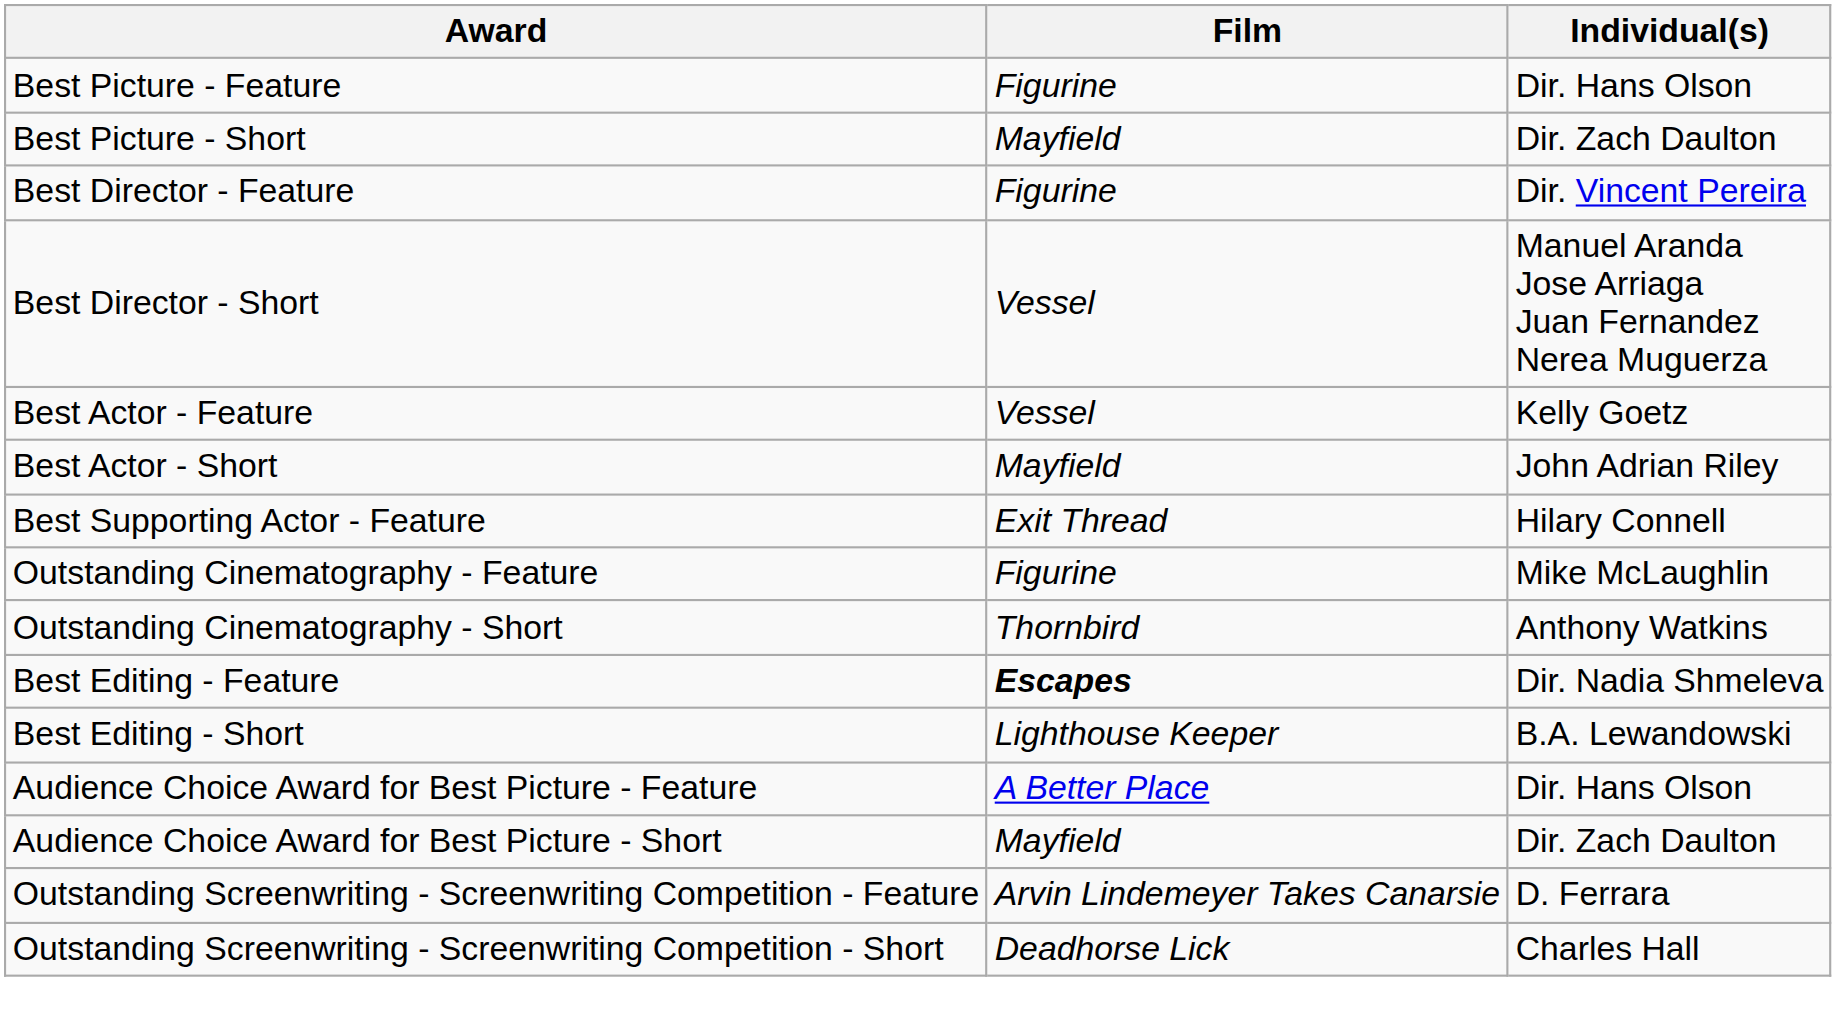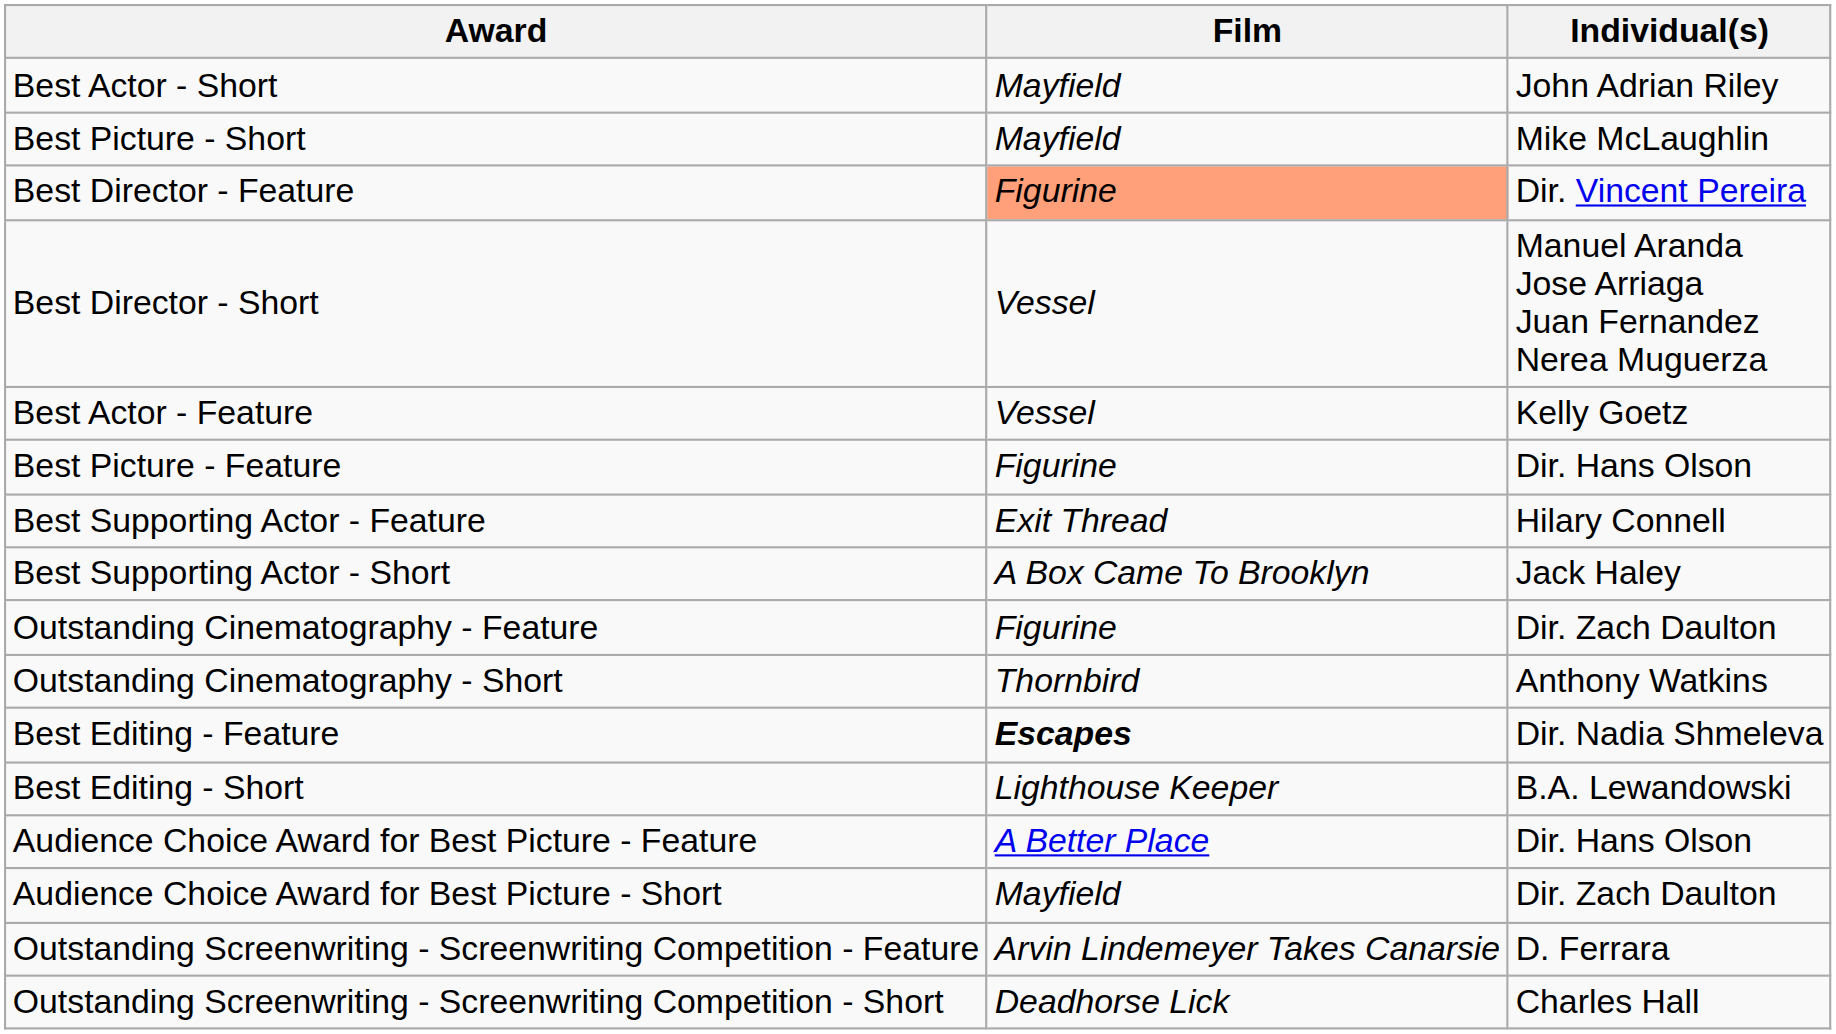rows swapped: (177, 84) <-> (145, 466)
(1646, 138) Dir. Zach Daulton -> (1642, 138) Mike McLaughlin
(1056, 191) no background -> (1056, 191) lightsalmon background
+ row: (231, 573)
(1642, 573) Mike McLaughlin -> (1646, 627) Dir. Zach Daulton
